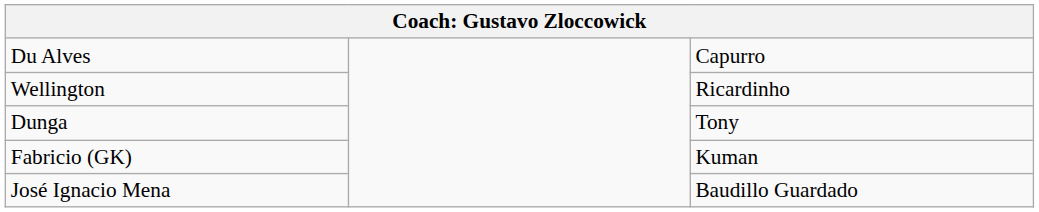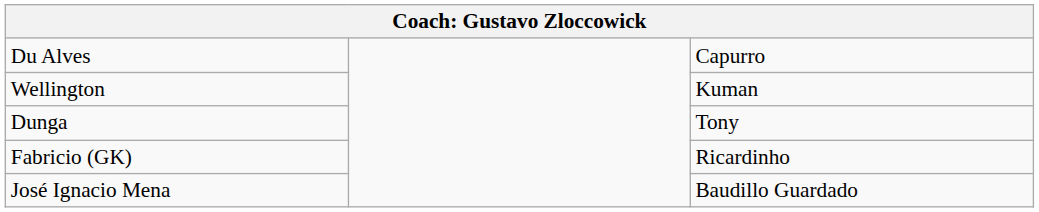(743, 88) Ricardinho -> (727, 88) Kuman
(727, 156) Kuman -> (743, 156) Ricardinho
